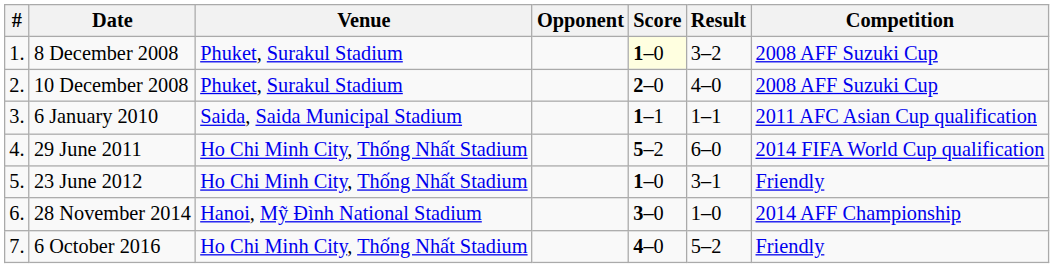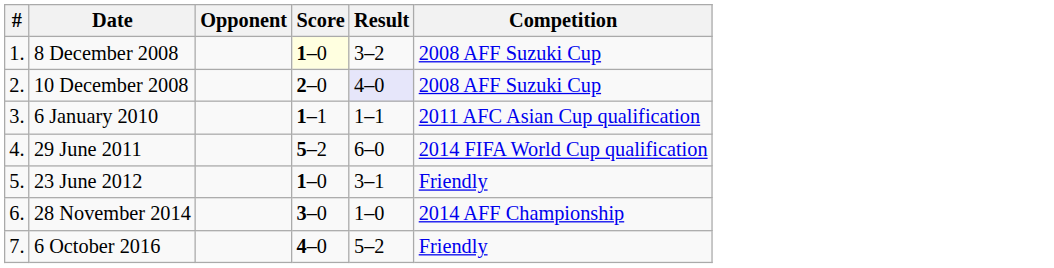- column: (364, 20)
(706, 85) no background -> (369, 85) lavender background
